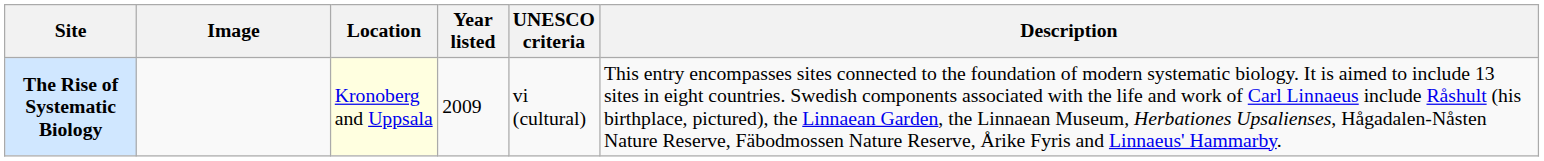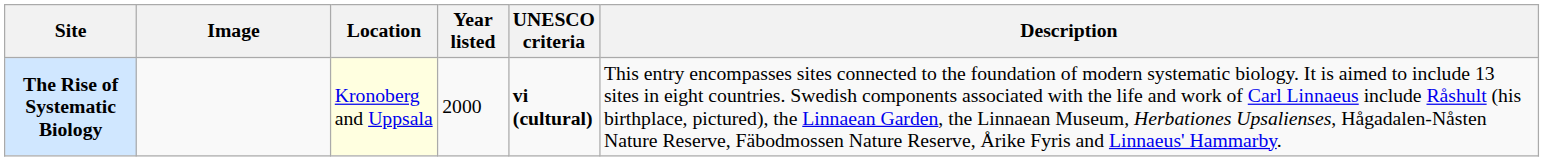(462, 106) 2009 -> (462, 106) 2000
(549, 106) normal -> (553, 106) bold
